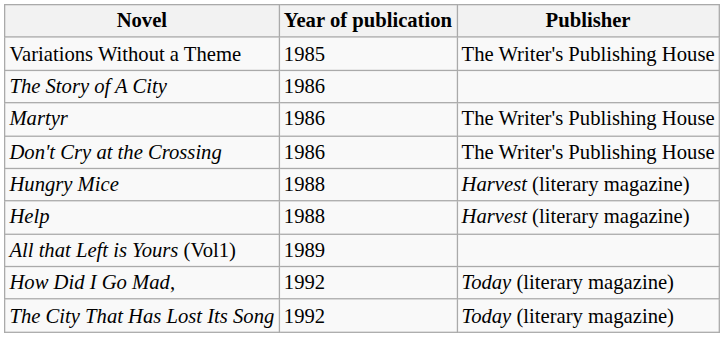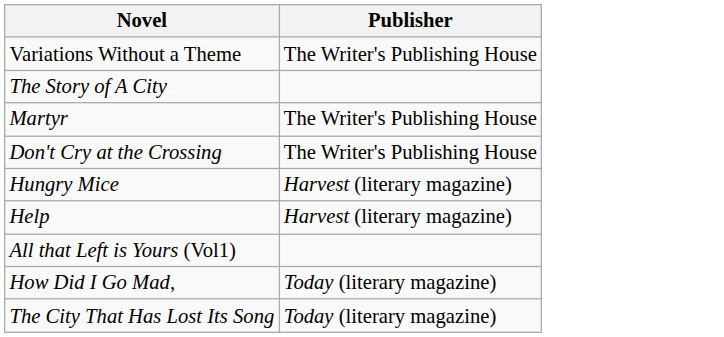- column: (368, 20)
